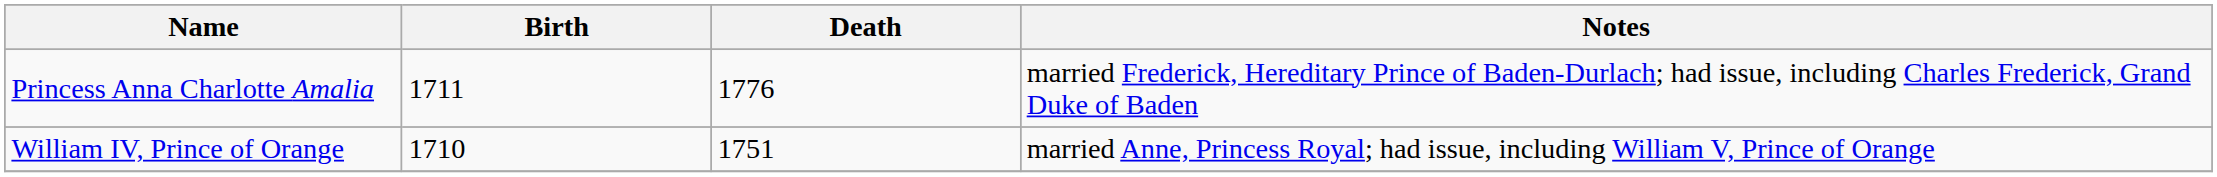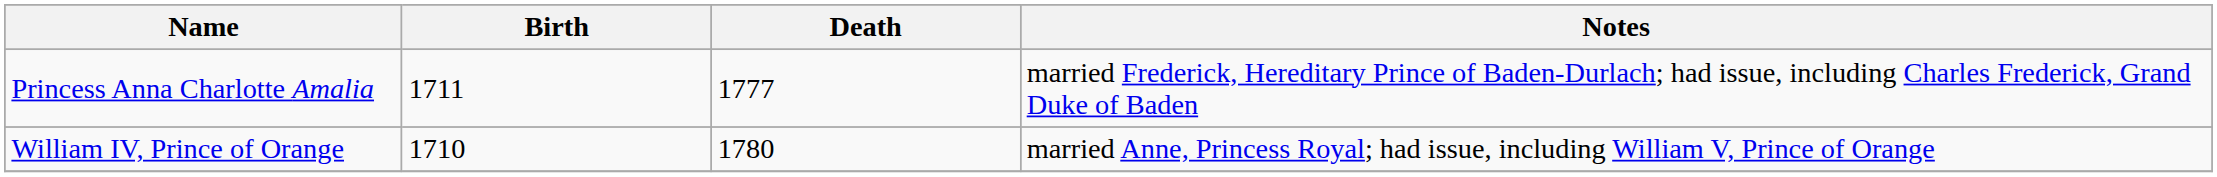(746, 87) 1776 -> (746, 87) 1777
(746, 148) 1751 -> (746, 148) 1780
